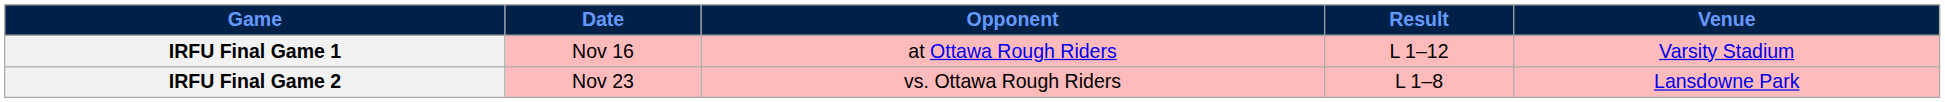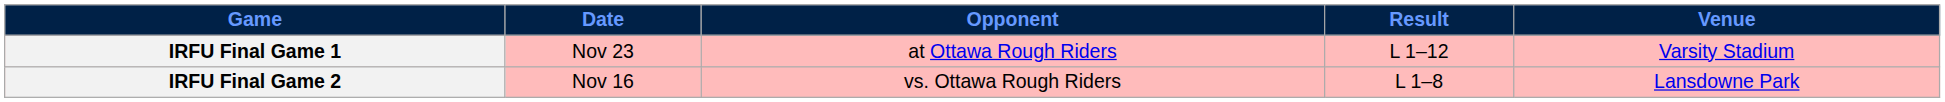(603, 50) Nov 16 -> (603, 50) Nov 23
(603, 81) Nov 23 -> (603, 81) Nov 16
